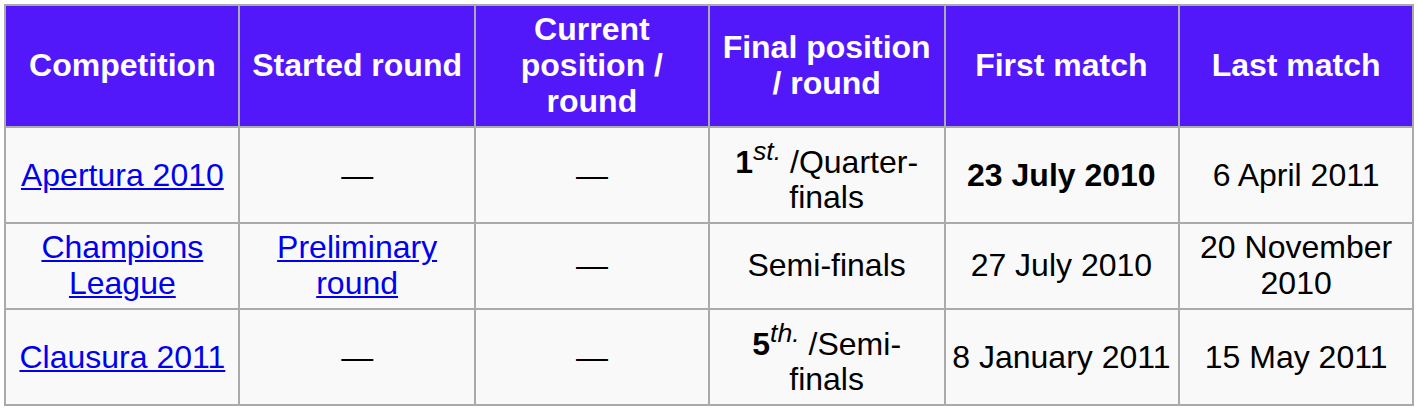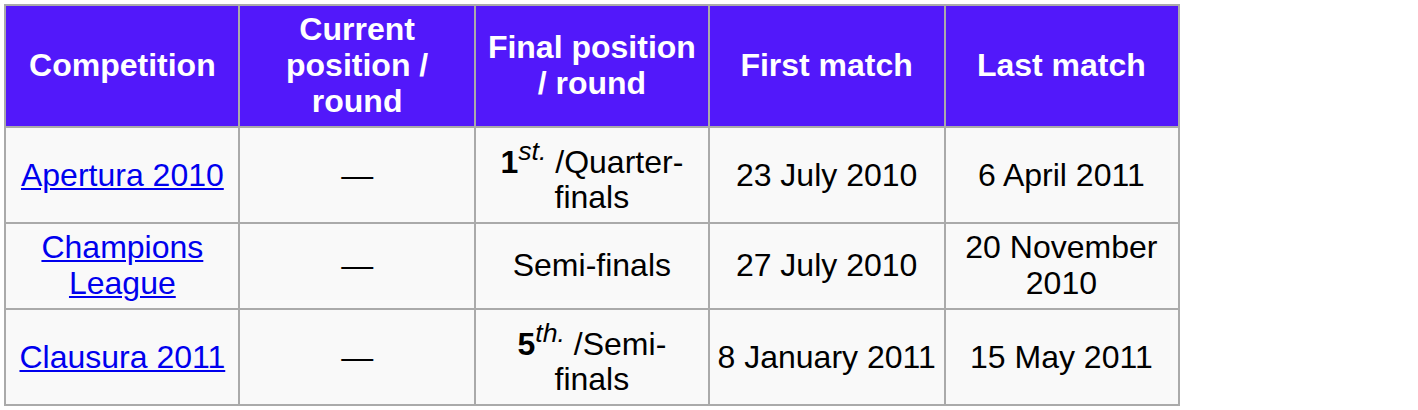- column: (357, 65)
(1061, 174) bold -> (827, 174) normal
